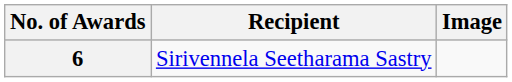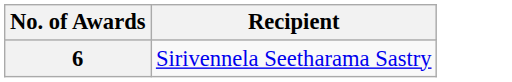- column: (472, 22)
